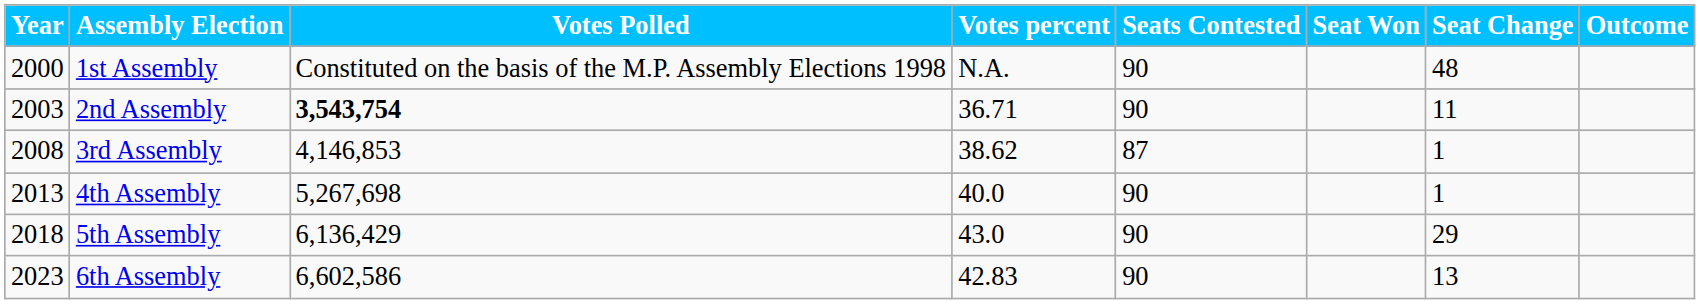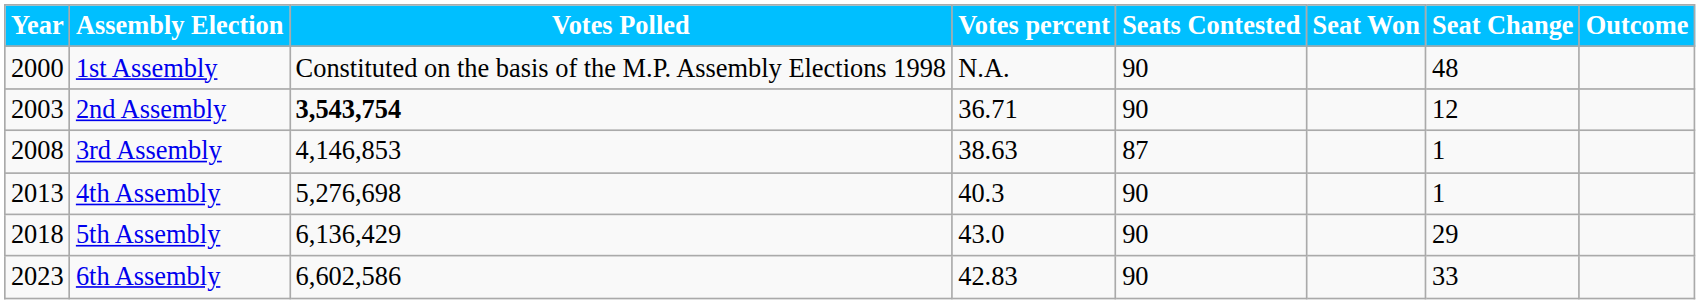(1445, 109) 11 -> (1445, 109) 12
(988, 151) 38.62 -> (988, 151) 38.63
(348, 192) 5,267,698 -> (348, 192) 5,276,698
(981, 192) 40.0 -> (981, 192) 40.3
(1445, 276) 13 -> (1445, 276) 33
